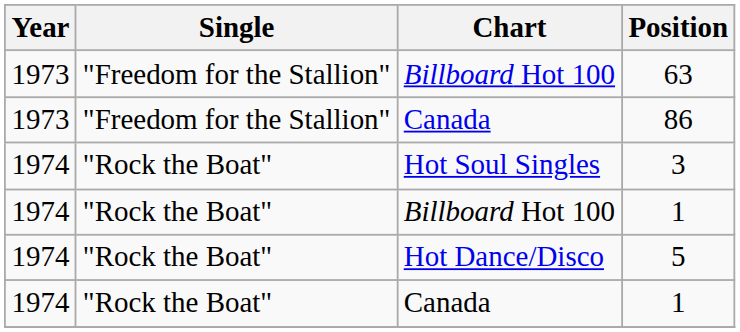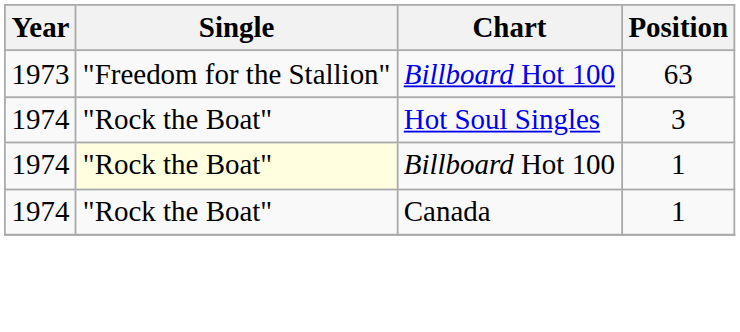- row: (447, 119)
(178, 211) no background -> (178, 165) lightyellow background
- row: (504, 257)
